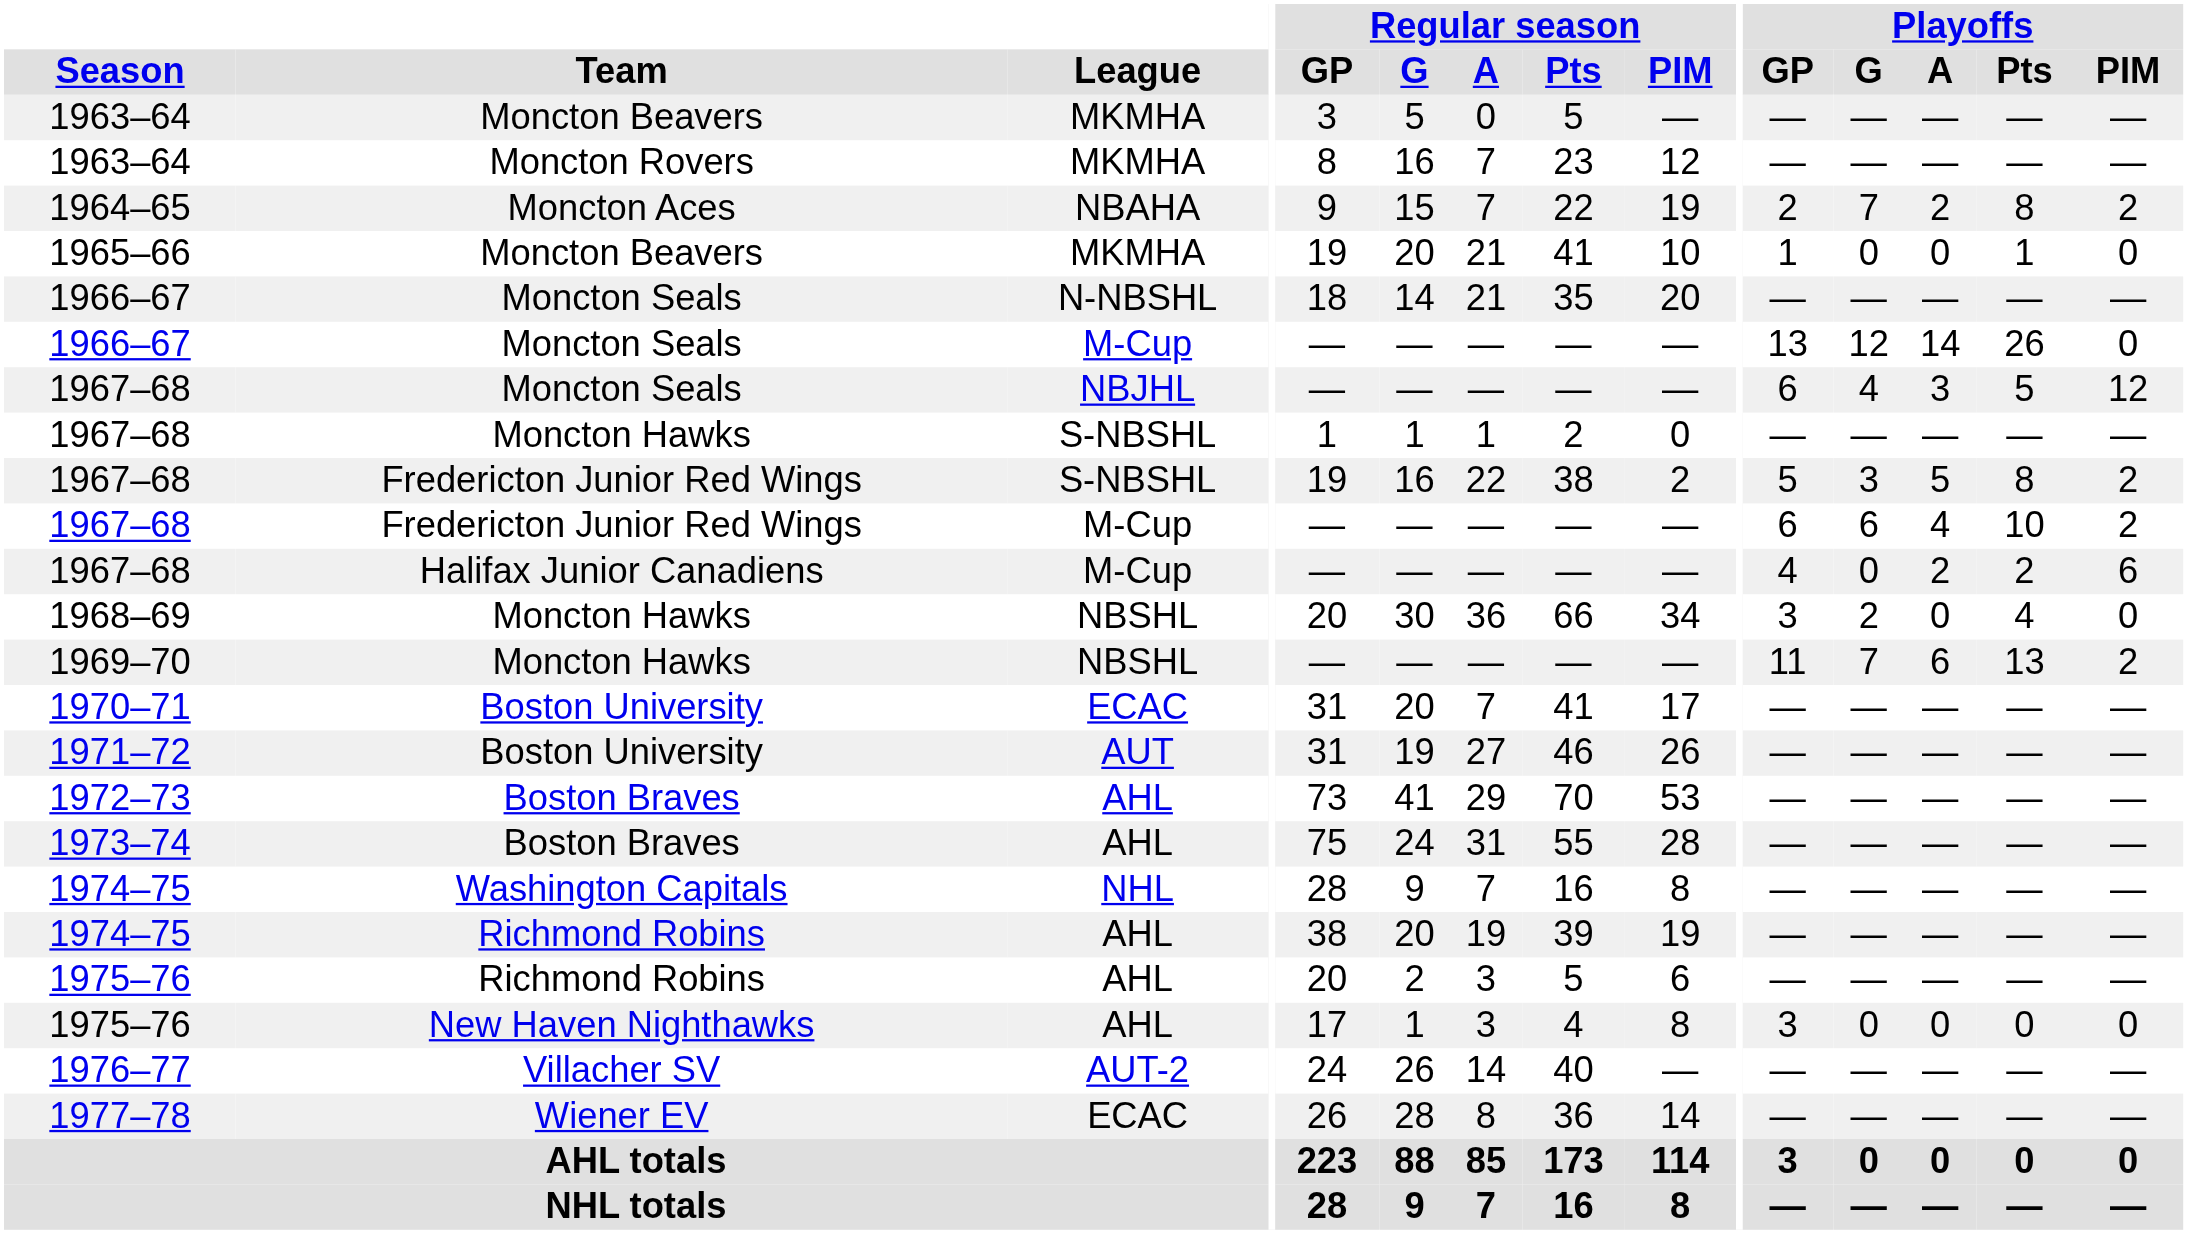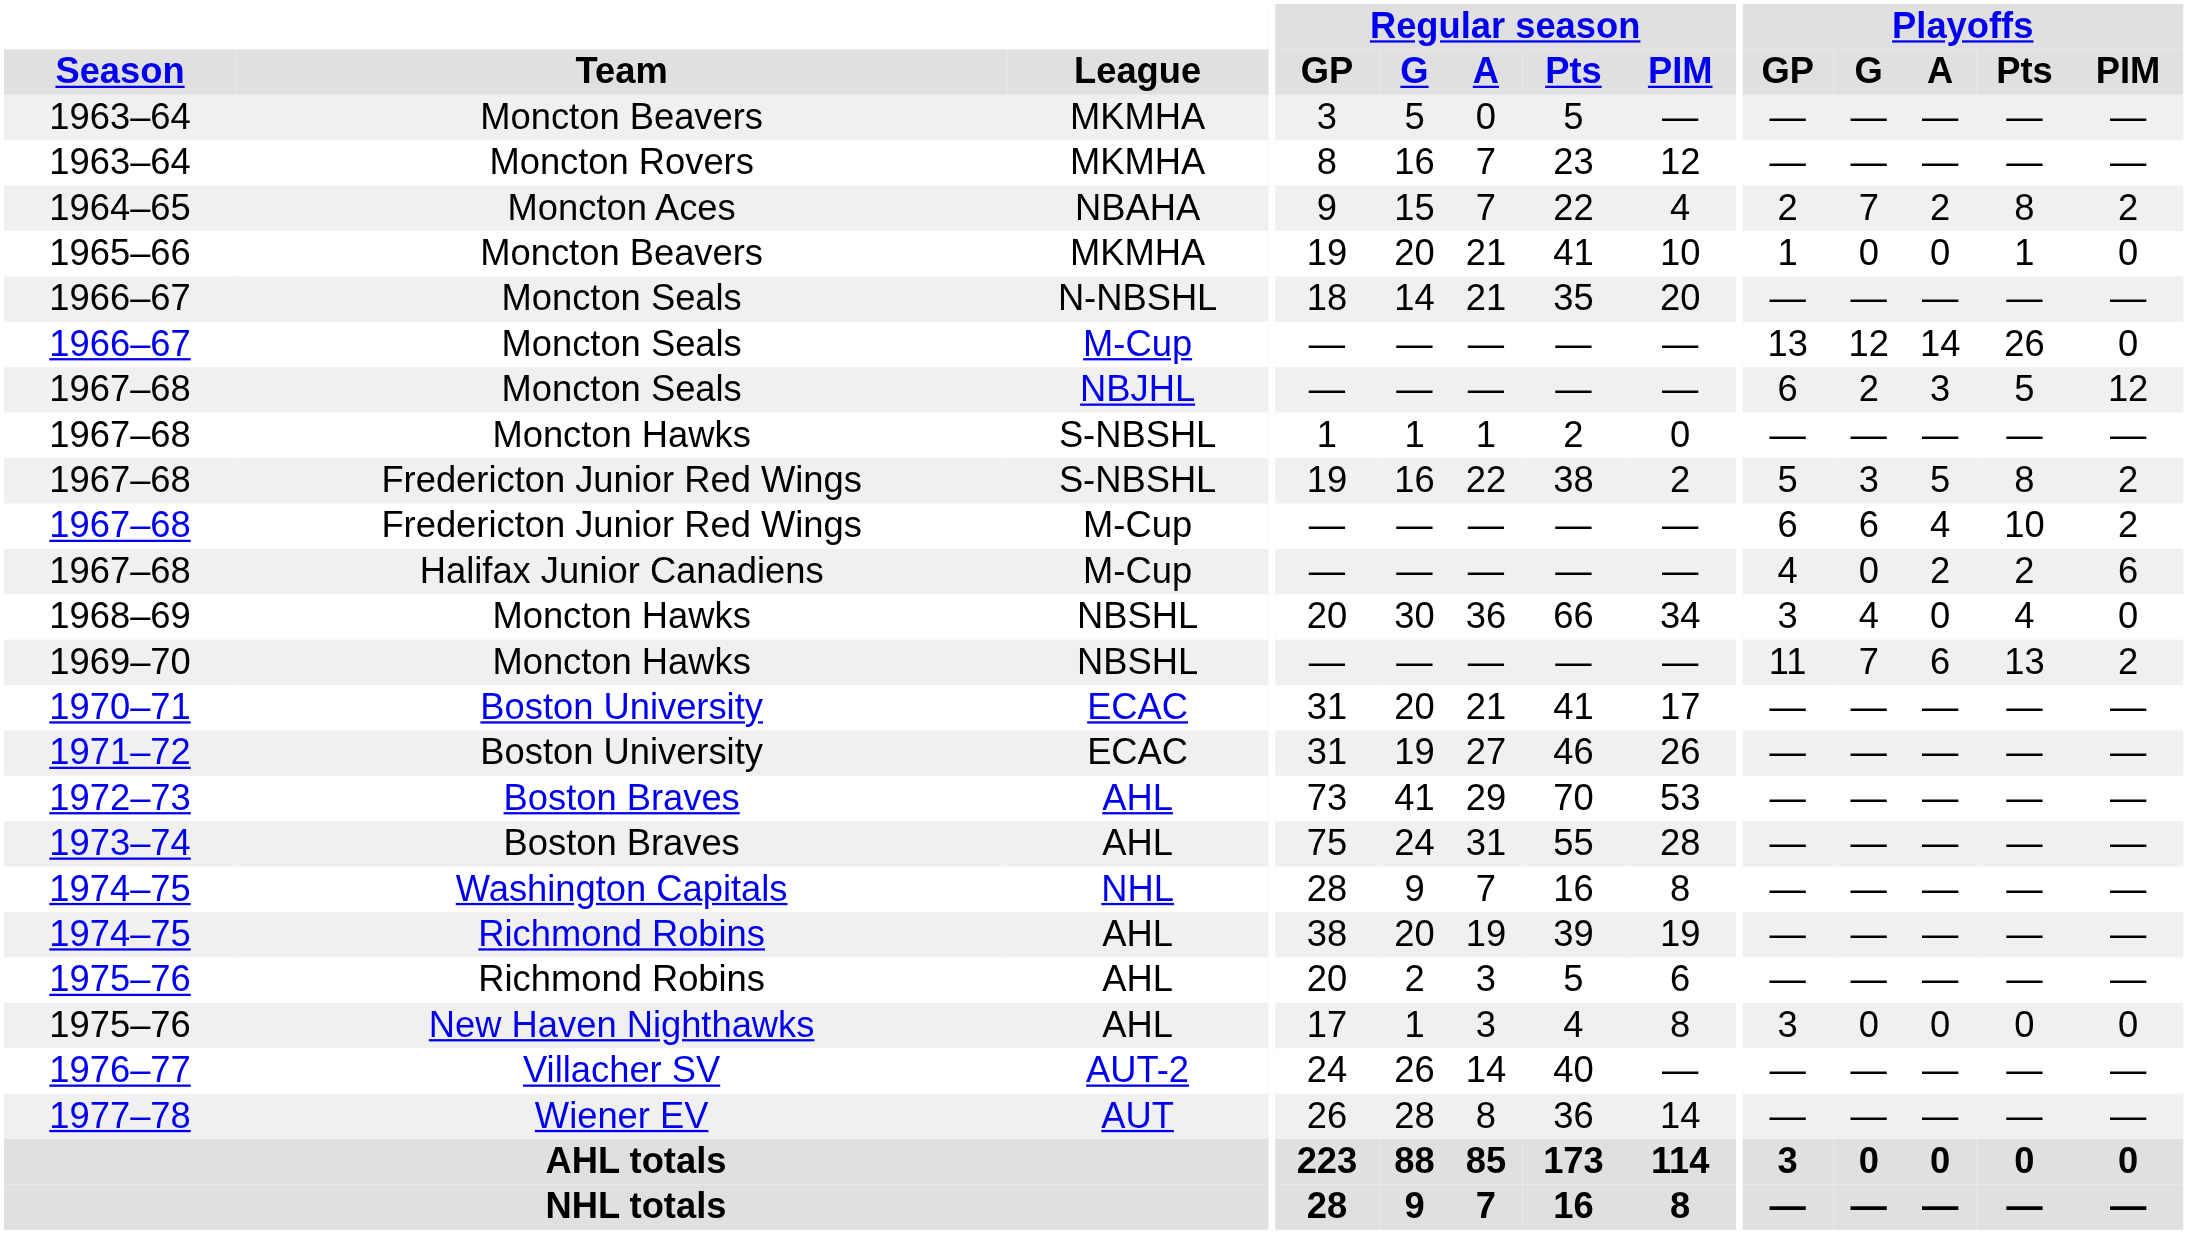(1680, 207) 19 -> (1680, 207) 4
(1869, 389) 4 -> (1869, 389) 2
(1869, 616) 2 -> (1869, 616) 4
(1486, 707) 7 -> (1486, 707) 21
(1138, 752) AUT -> (1138, 752) ECAC
(1138, 1115) ECAC -> (1138, 1115) AUT
